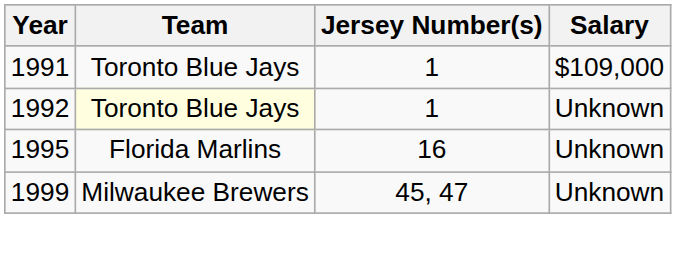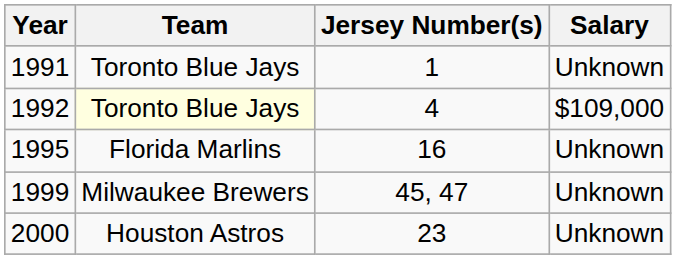(609, 66) $109,000 -> (609, 66) Unknown
(432, 108) 1 -> (432, 108) 4
(609, 108) Unknown -> (609, 108) $109,000
+ row: (40, 233)
